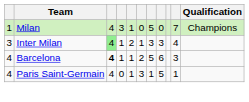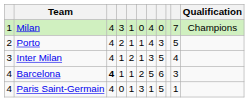(151, 27) 5 -> (151, 27) 4
+ row: (28, 43)
(112, 43) lightgreen background -> (112, 58) no background
(161, 43) 3 -> (161, 58) 5
